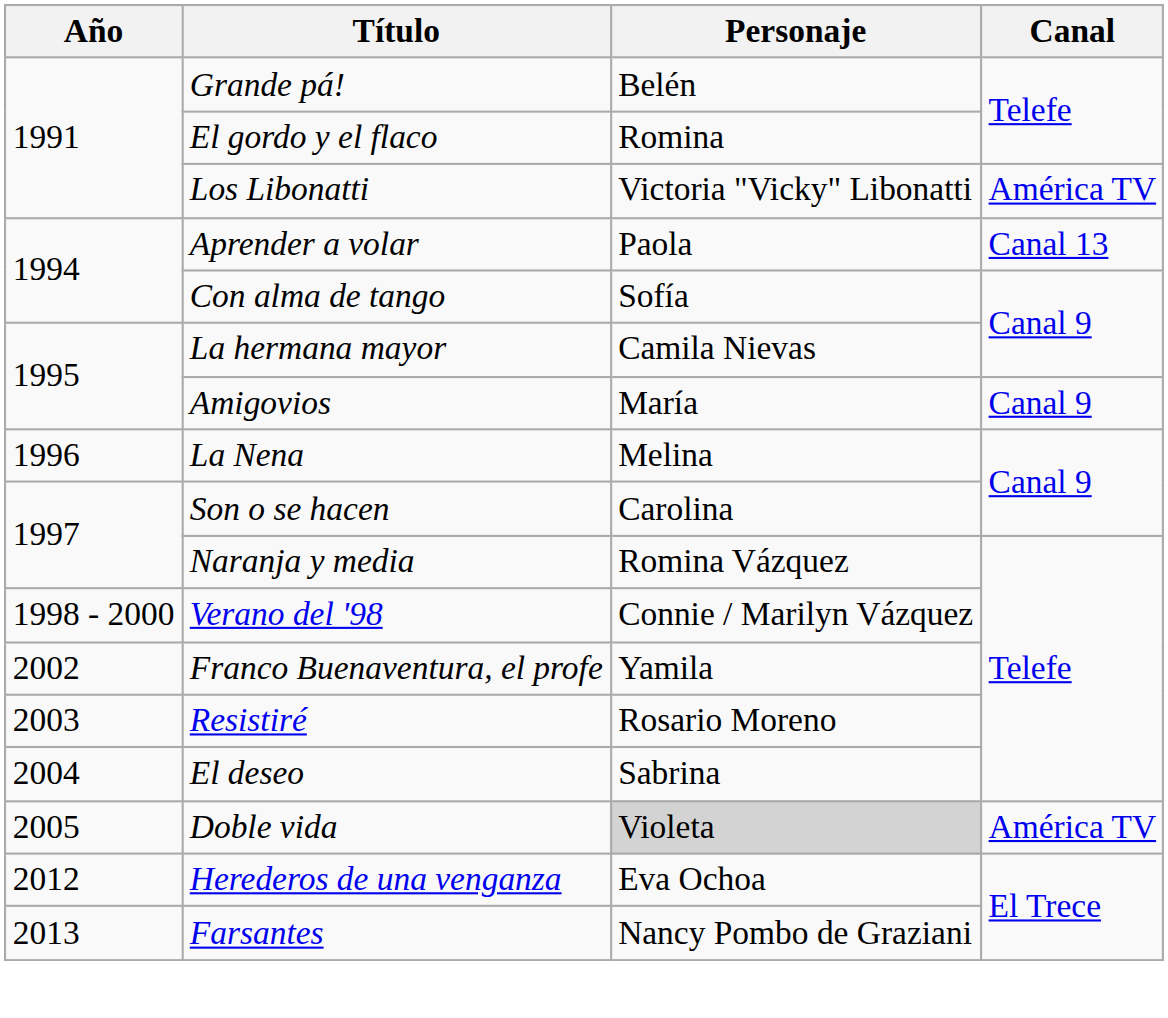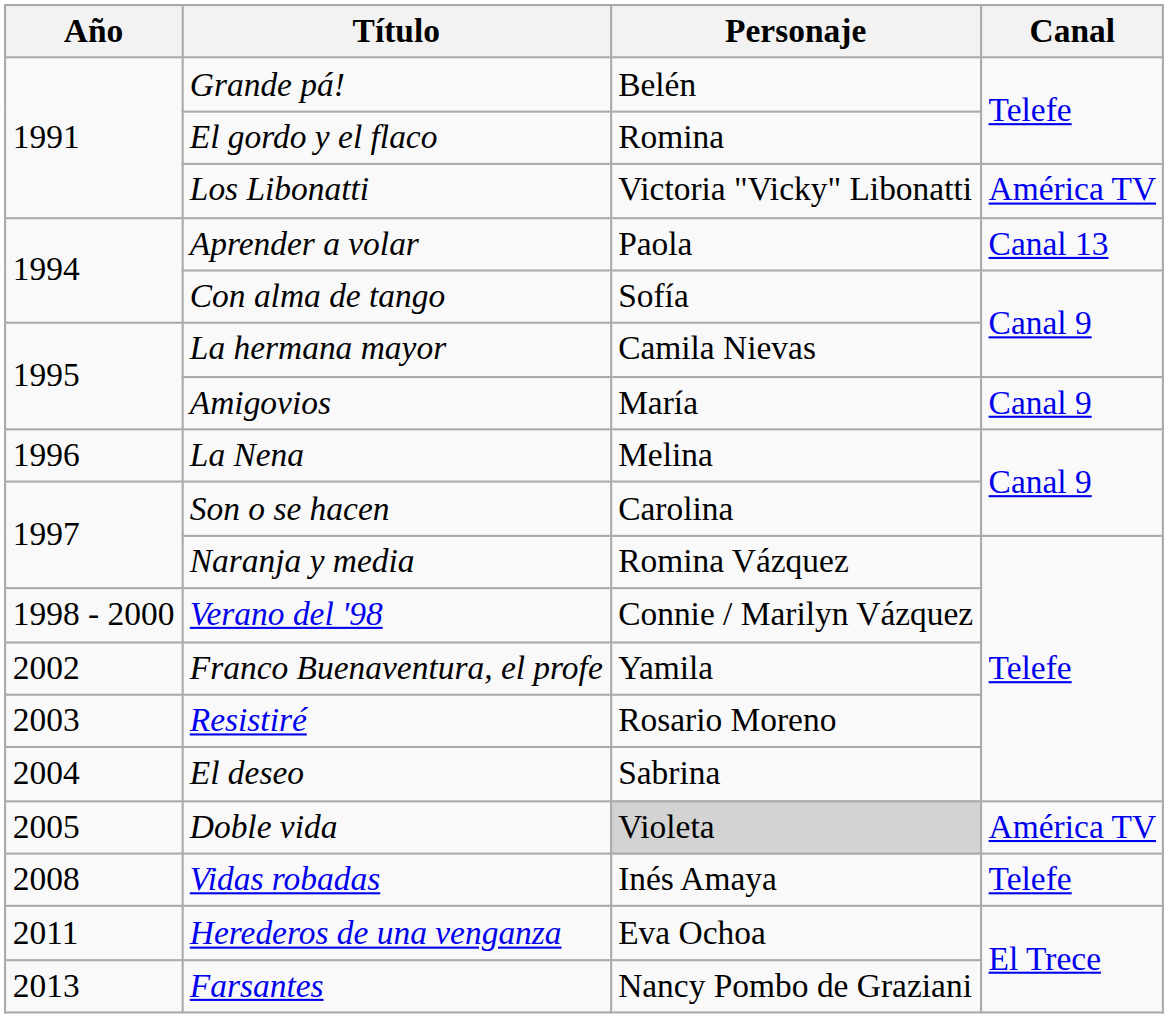+ row: (285, 879)
(46, 879) 2012 -> (46, 932) 2011
